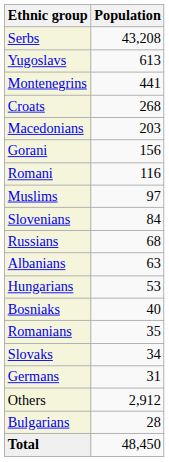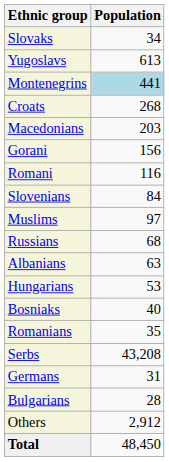rows swapped: (24, 38) <-> (30, 354)
(150, 83) no background -> (150, 83) lightblue background
rows swapped: (33, 196) <-> (39, 219)
rows swapped: (39, 422) <-> (27, 399)
